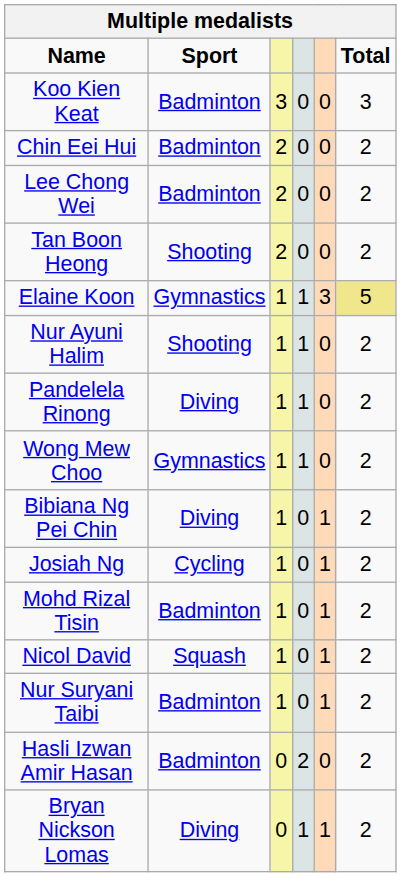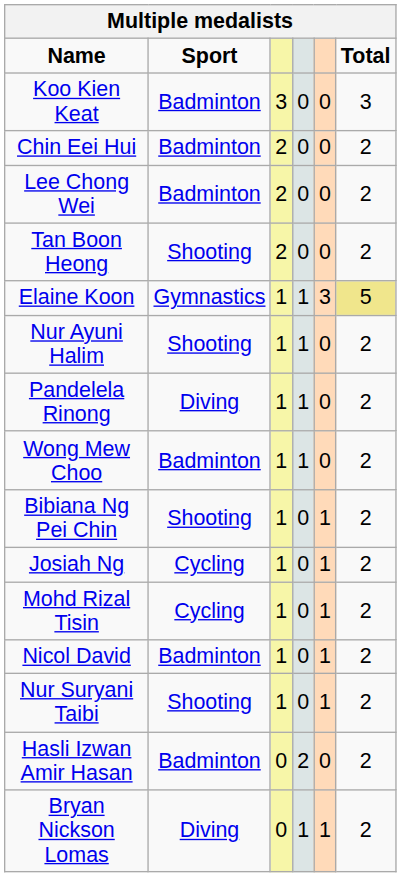(209, 460) Gymnastics -> (209, 460) Badminton
(209, 518) Diving -> (209, 518) Shooting
(209, 610) Badminton -> (209, 610) Cycling
(209, 656) Squash -> (209, 656) Badminton
(209, 702) Badminton -> (209, 702) Shooting
